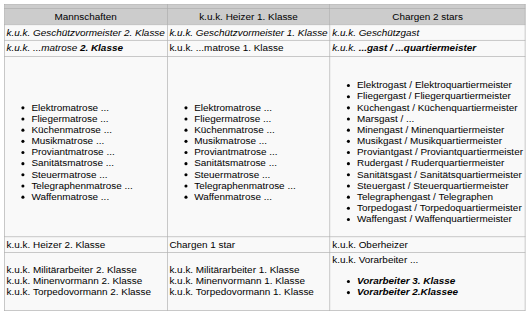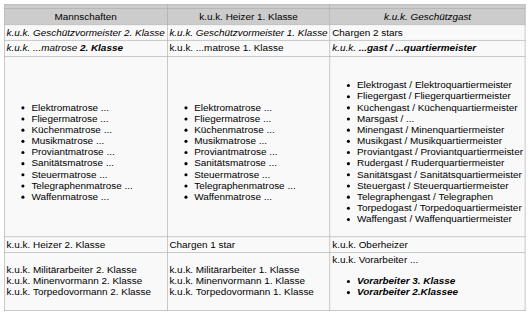(428, 16) Chargen 2 stars -> (428, 16) k.u.k. Geschützgast
(376, 32) k.u.k. Geschützgast -> (367, 32) Chargen 2 stars
